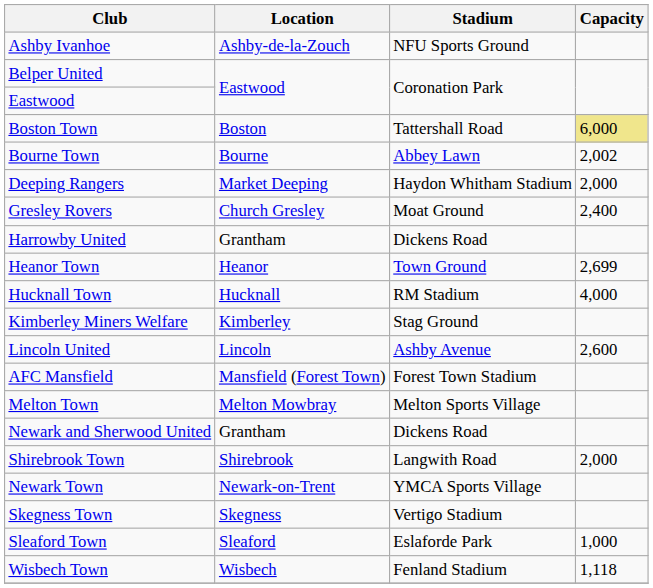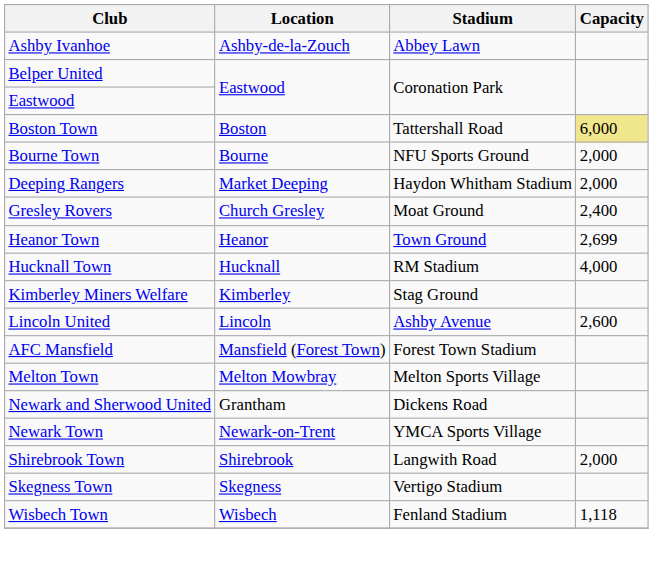(461, 46) NFU Sports Ground -> (437, 46) Abbey Lawn
(437, 156) Abbey Lawn -> (461, 156) NFU Sports Ground
(599, 156) 2,002 -> (599, 156) 2,000
- row: (67, 239)
rows swapped: (56, 487) <-> (66, 459)
- row: (58, 542)
